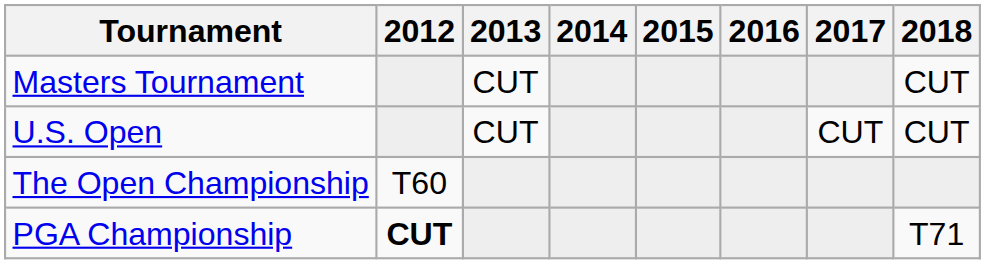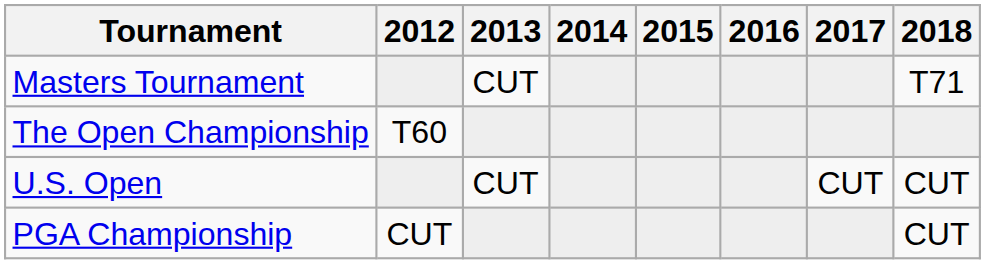(937, 81) CUT -> (937, 81) T71
rows swapped: (87, 132) <-> (191, 183)
(419, 234) bold -> (419, 234) normal
(937, 234) T71 -> (937, 234) CUT
